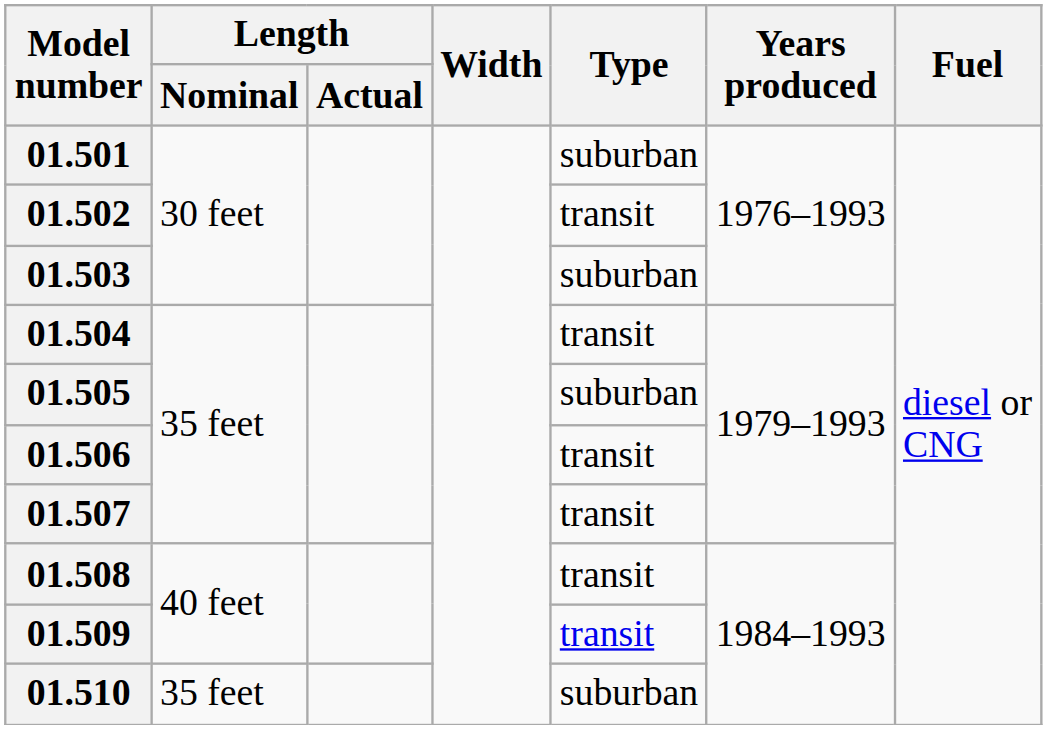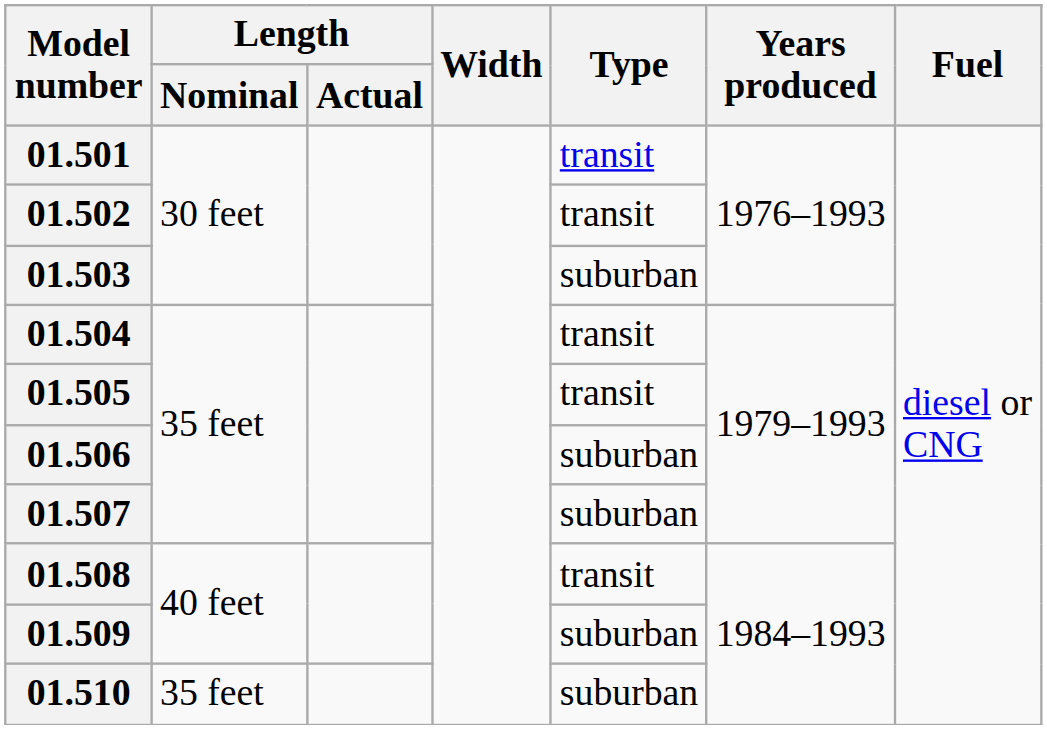(629, 154) suburban -> (607, 154) transit
(629, 393) suburban -> (607, 393) transit
(607, 453) transit -> (629, 453) suburban
(607, 513) transit -> (629, 513) suburban
(607, 633) transit -> (629, 633) suburban
